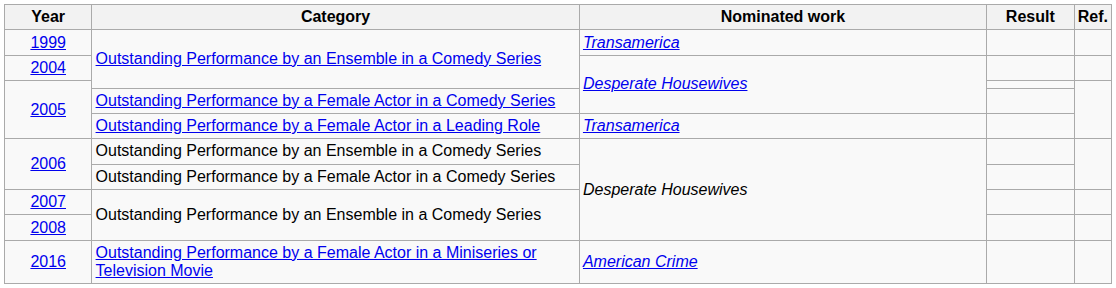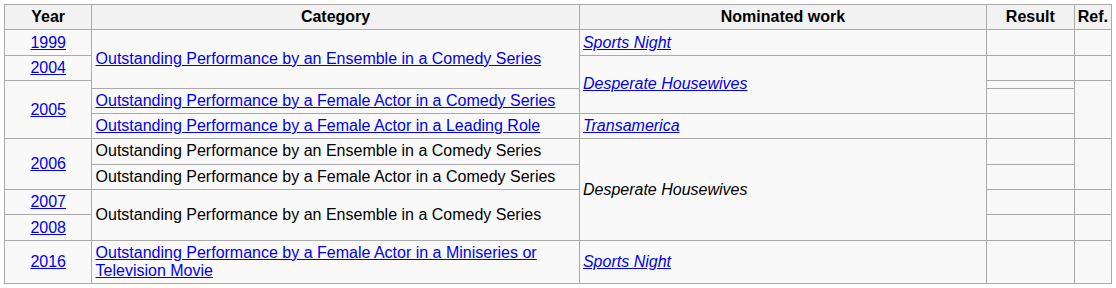(631, 42) Transamerica -> (627, 42) Sports Night
(640, 261) American Crime -> (627, 261) Sports Night
